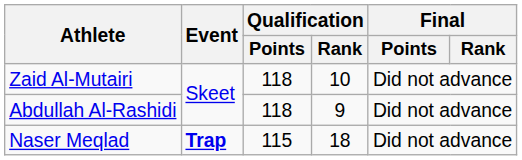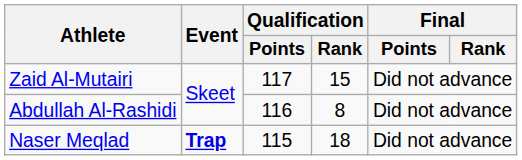(277, 80) 118 -> (277, 80) 117
(340, 80) 10 -> (340, 80) 15
(277, 110) 118 -> (277, 110) 116
(340, 110) 9 -> (340, 110) 8
